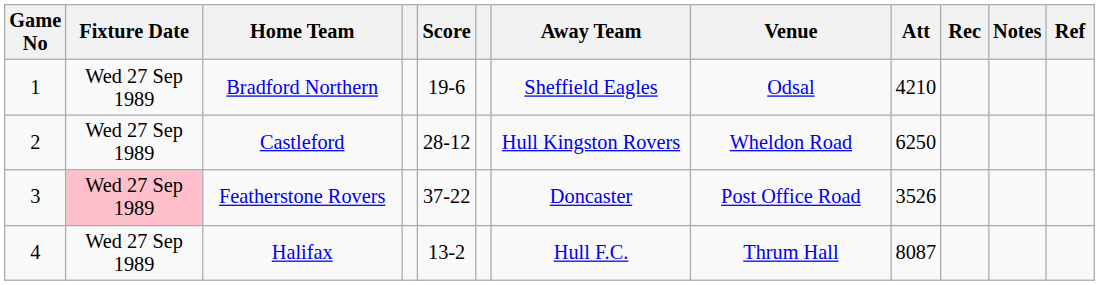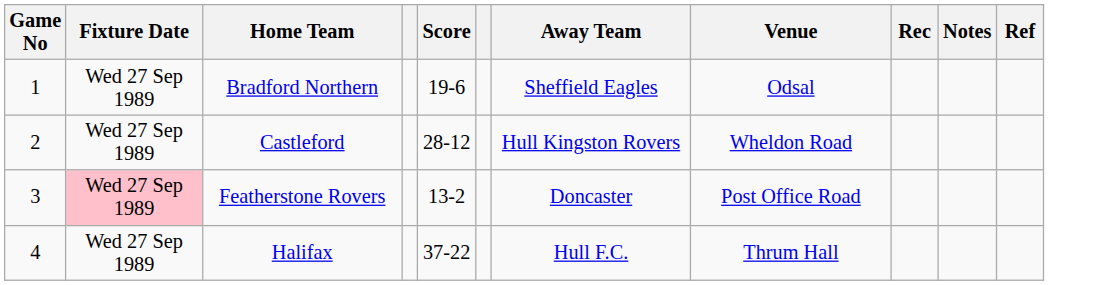- column: (916, 32)
(447, 197) 37-22 -> (447, 197) 13-2
(447, 252) 13-2 -> (447, 252) 37-22
